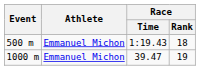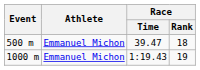(148, 42) 1:19.43 -> (148, 42) 39.47
(148, 57) 39.47 -> (148, 57) 1:19.43
